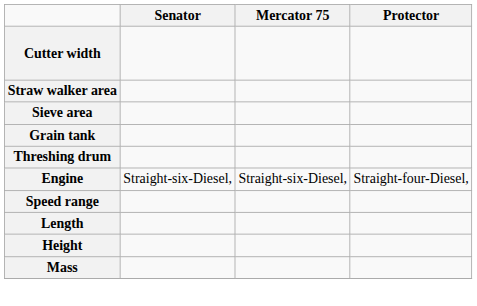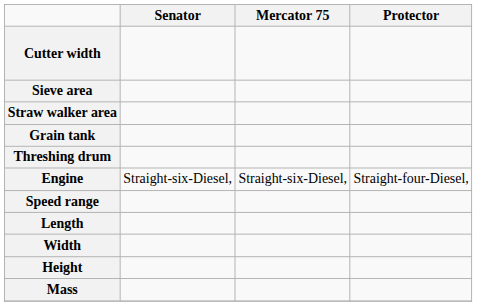rows swapped: (62, 91) <-> (62, 113)
+ row: (62, 245)
